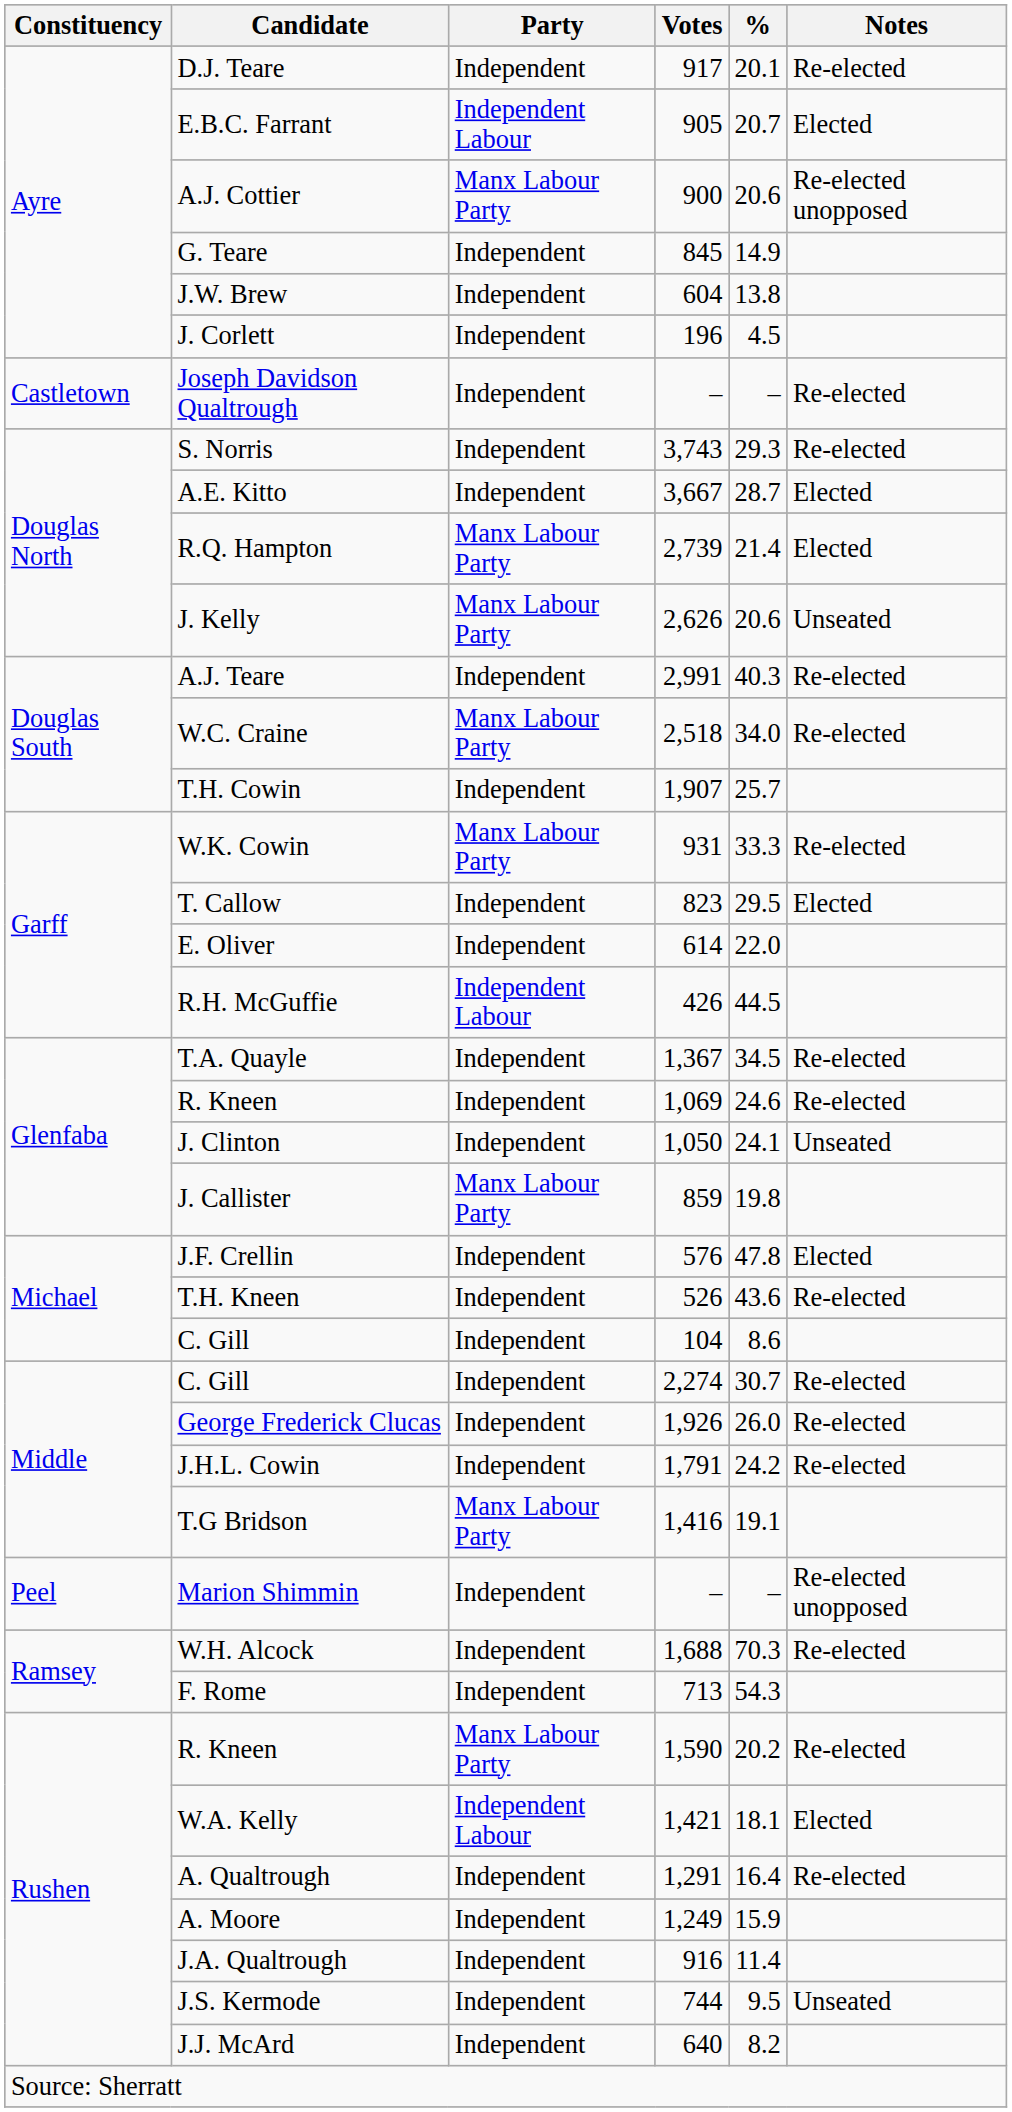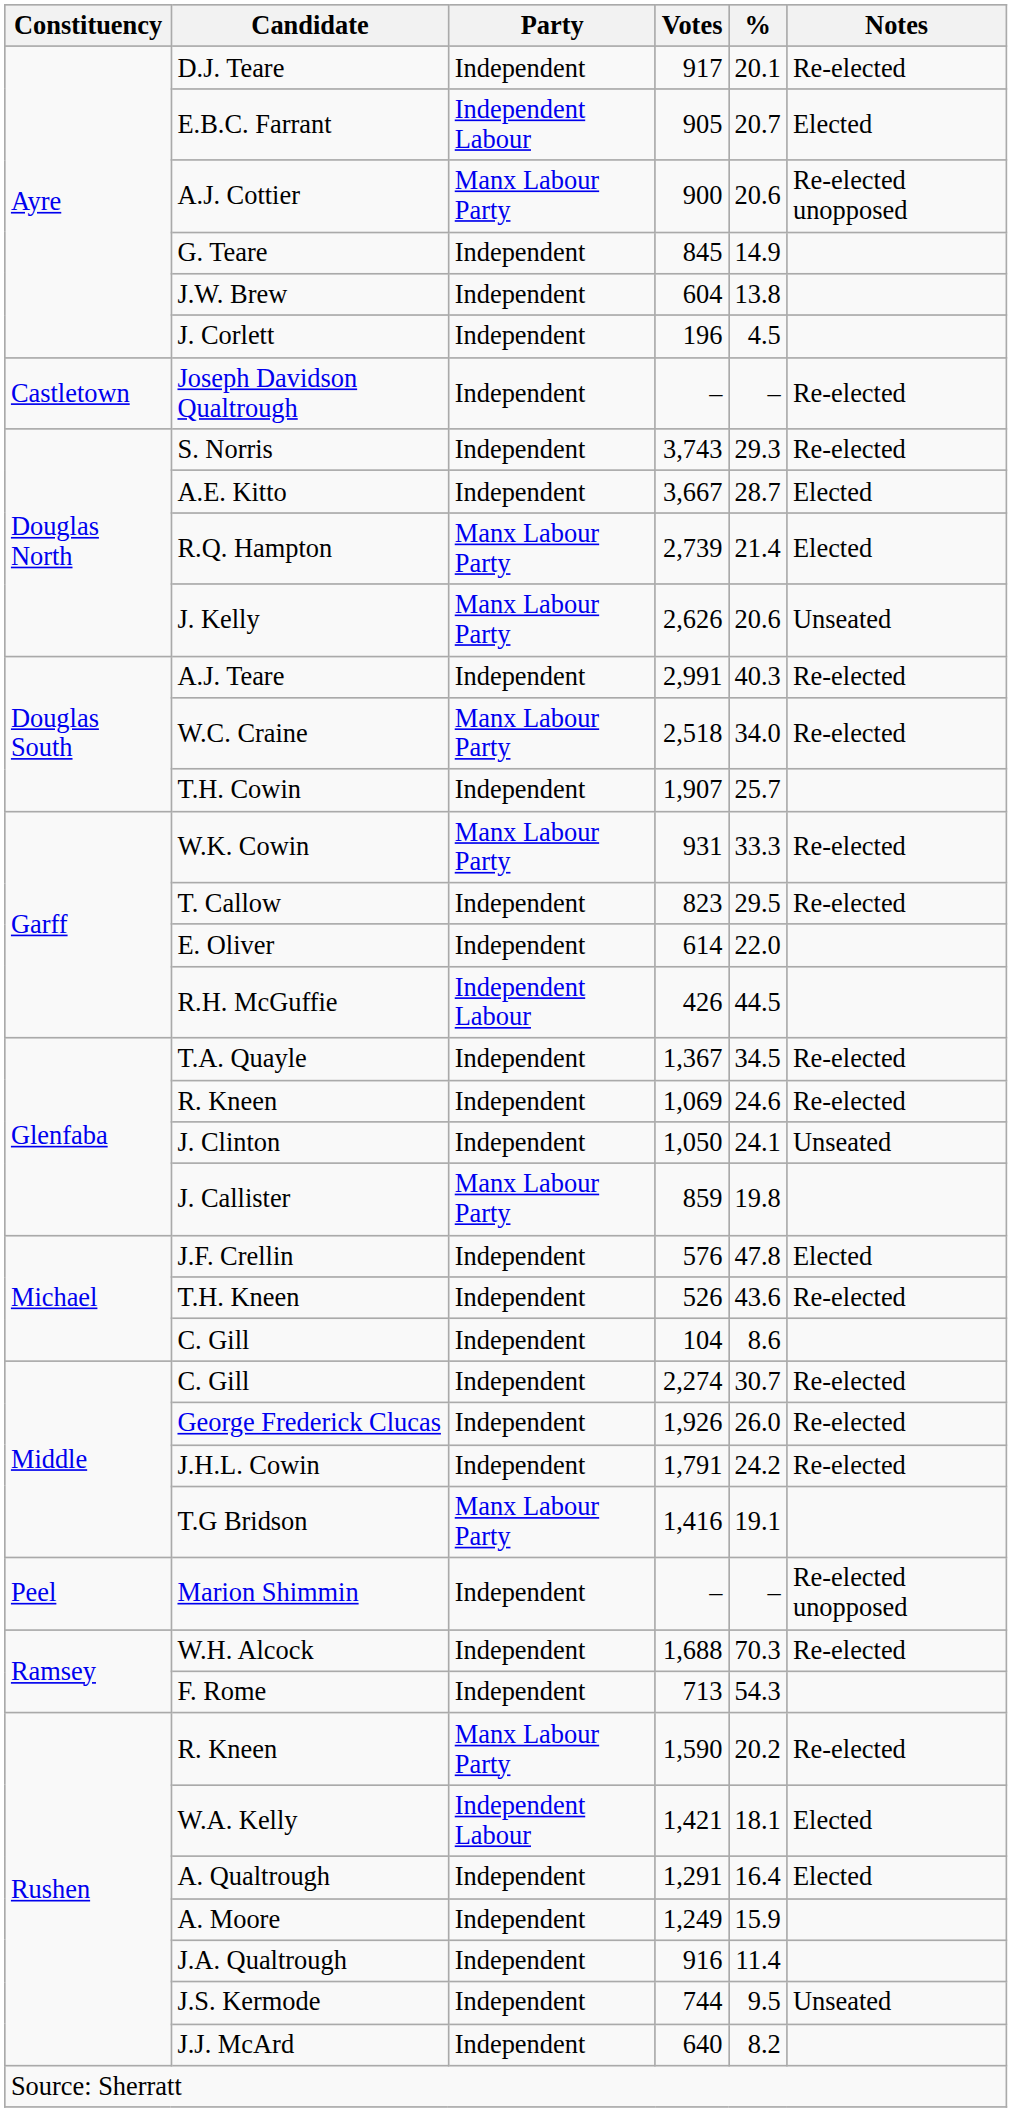(833, 903) Elected -> (849, 903) Re-elected
(849, 1876) Re-elected -> (833, 1876) Elected
